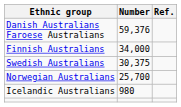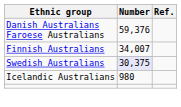(134, 49) 34,000 -> (134, 49) 34,007
(134, 63) no background -> (134, 63) lavender background
- row: (61, 77)
